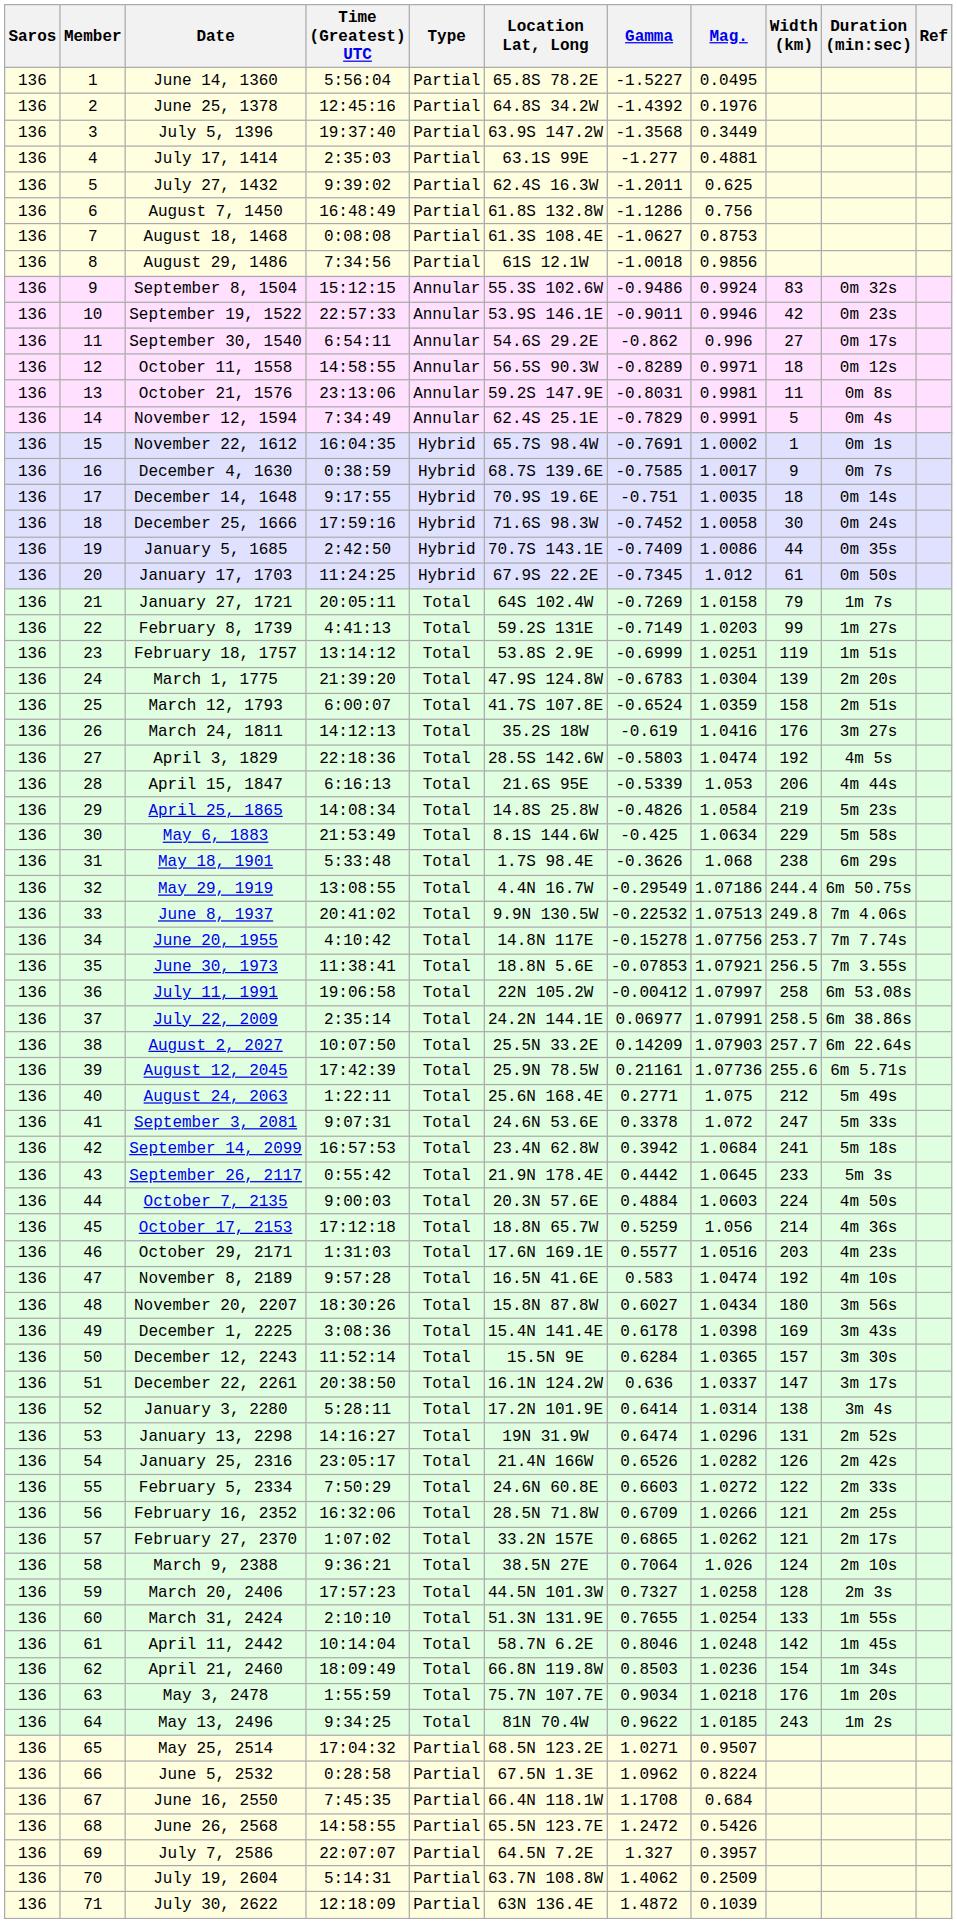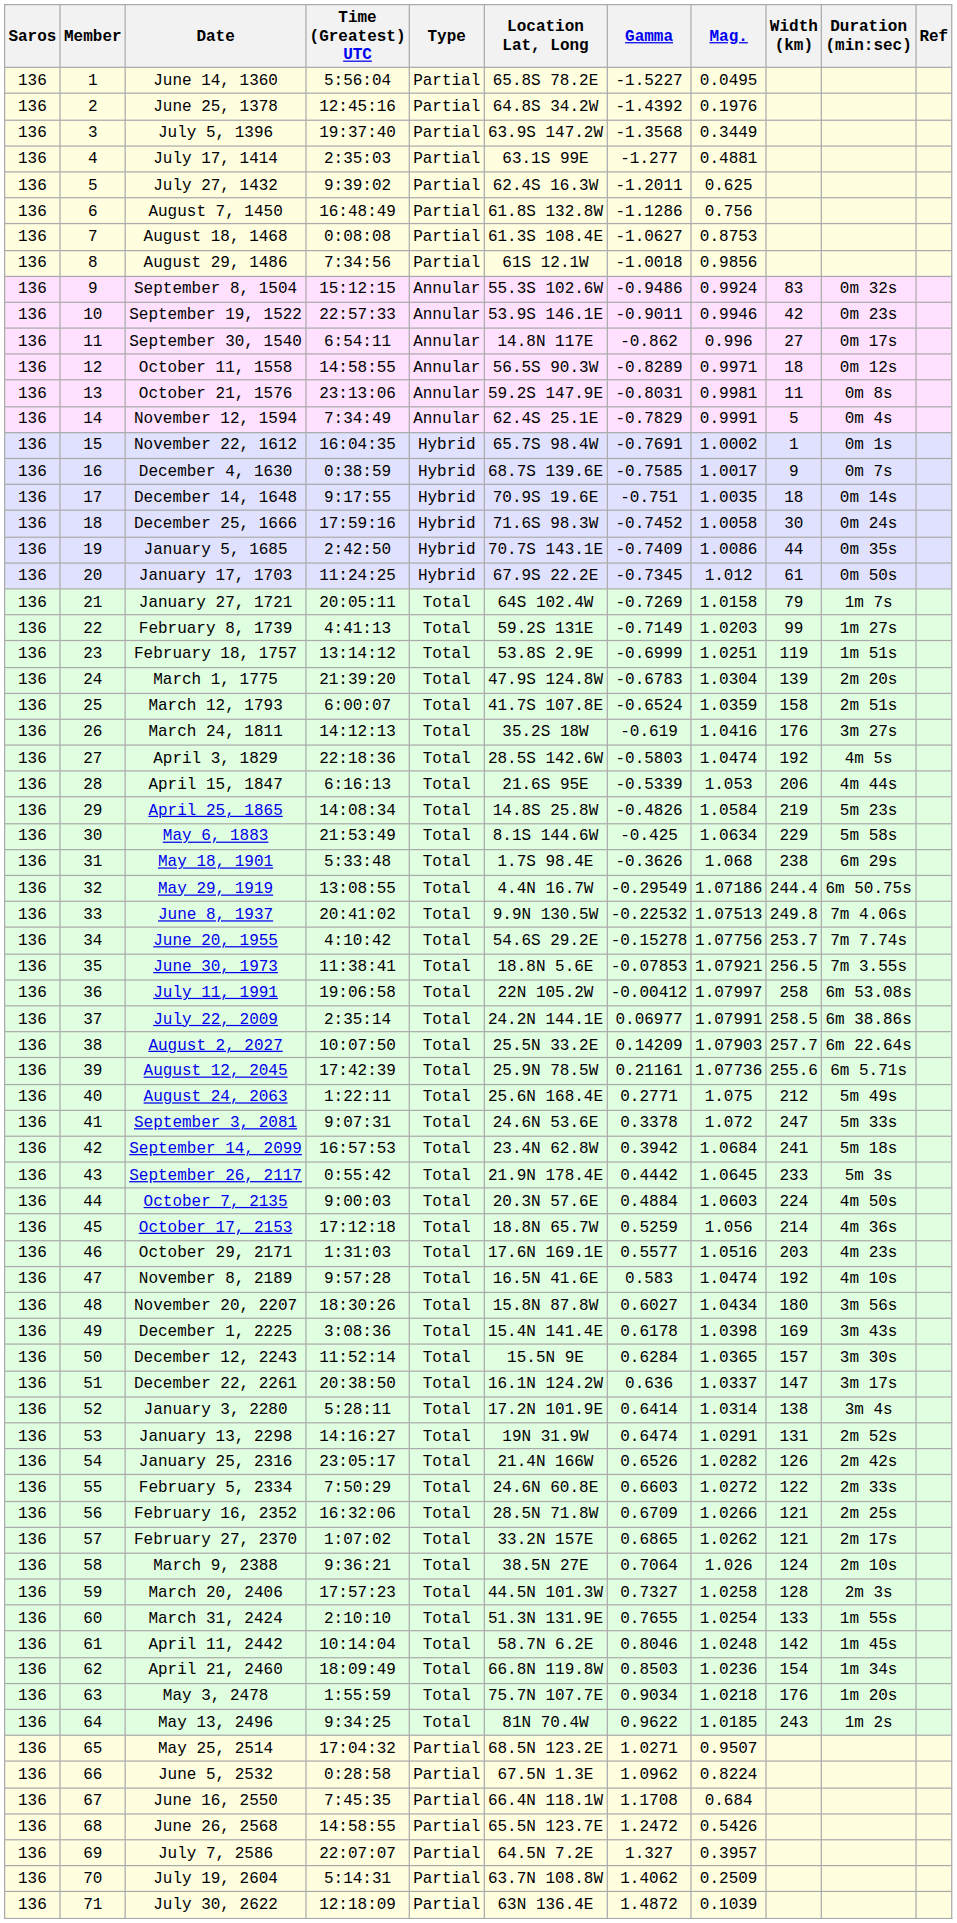(545, 341) 54.6S 29.2E -> (545, 341) 14.8N 117E
(545, 941) 14.8N 117E -> (545, 941) 54.6S 29.2E
(729, 1436) 1.0296 -> (729, 1436) 1.0291
